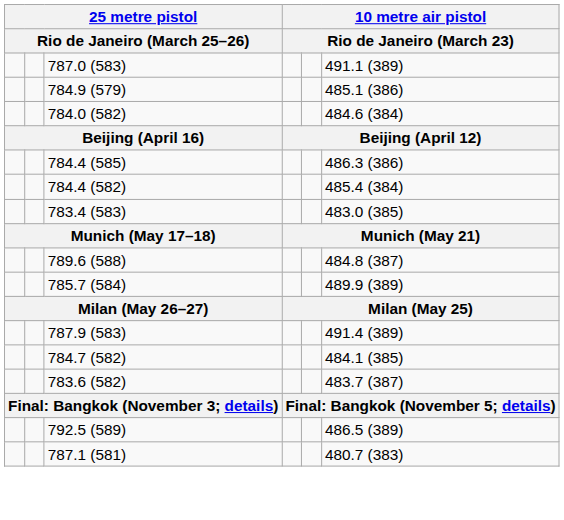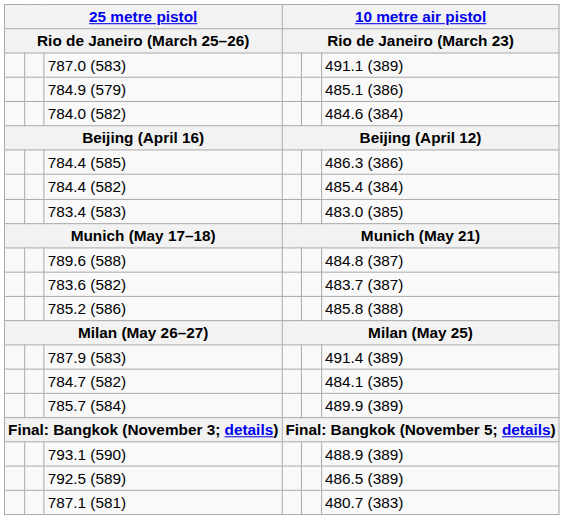rows swapped: (87, 284) <-> (87, 381)
+ row: (87, 308)
+ row: (87, 454)
